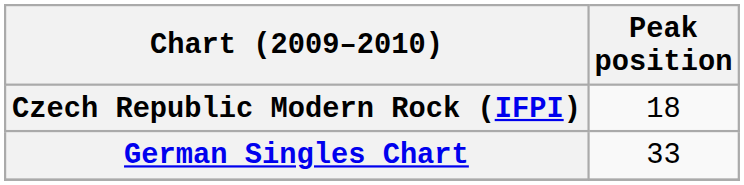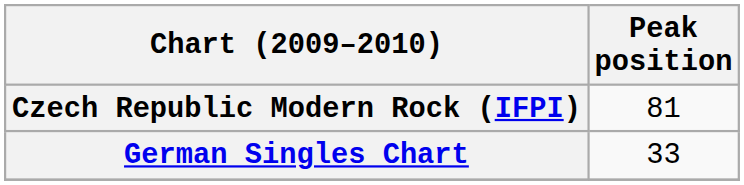(664, 108) 18 -> (664, 108) 81
